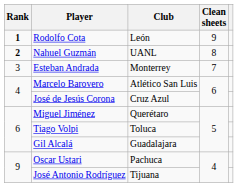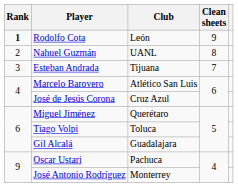(18, 53) bold -> (18, 53) normal
(150, 68) Monterrey -> (145, 68) Tijuana
(145, 175) Tijuana -> (150, 175) Monterrey
